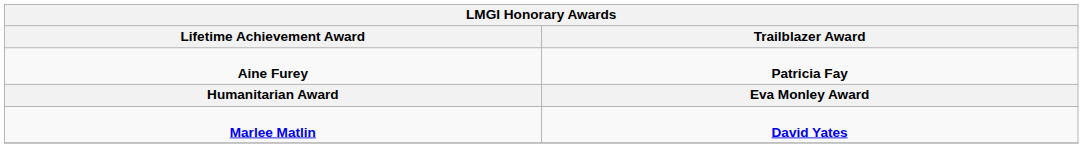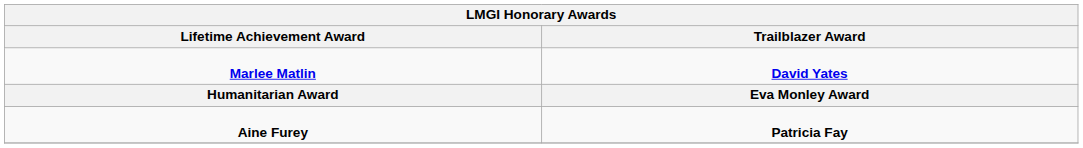rows swapped: (273, 73) <-> (273, 132)
